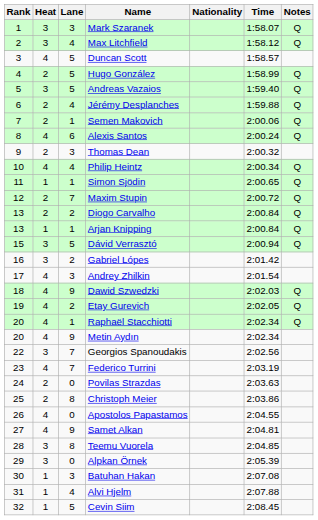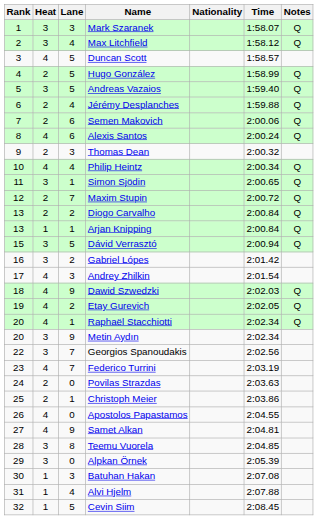(72, 120) 1 -> (72, 120) 6
(45, 182) 1 -> (45, 182) 3
(45, 337) 4 -> (45, 337) 3
(72, 399) 8 -> (72, 399) 1
